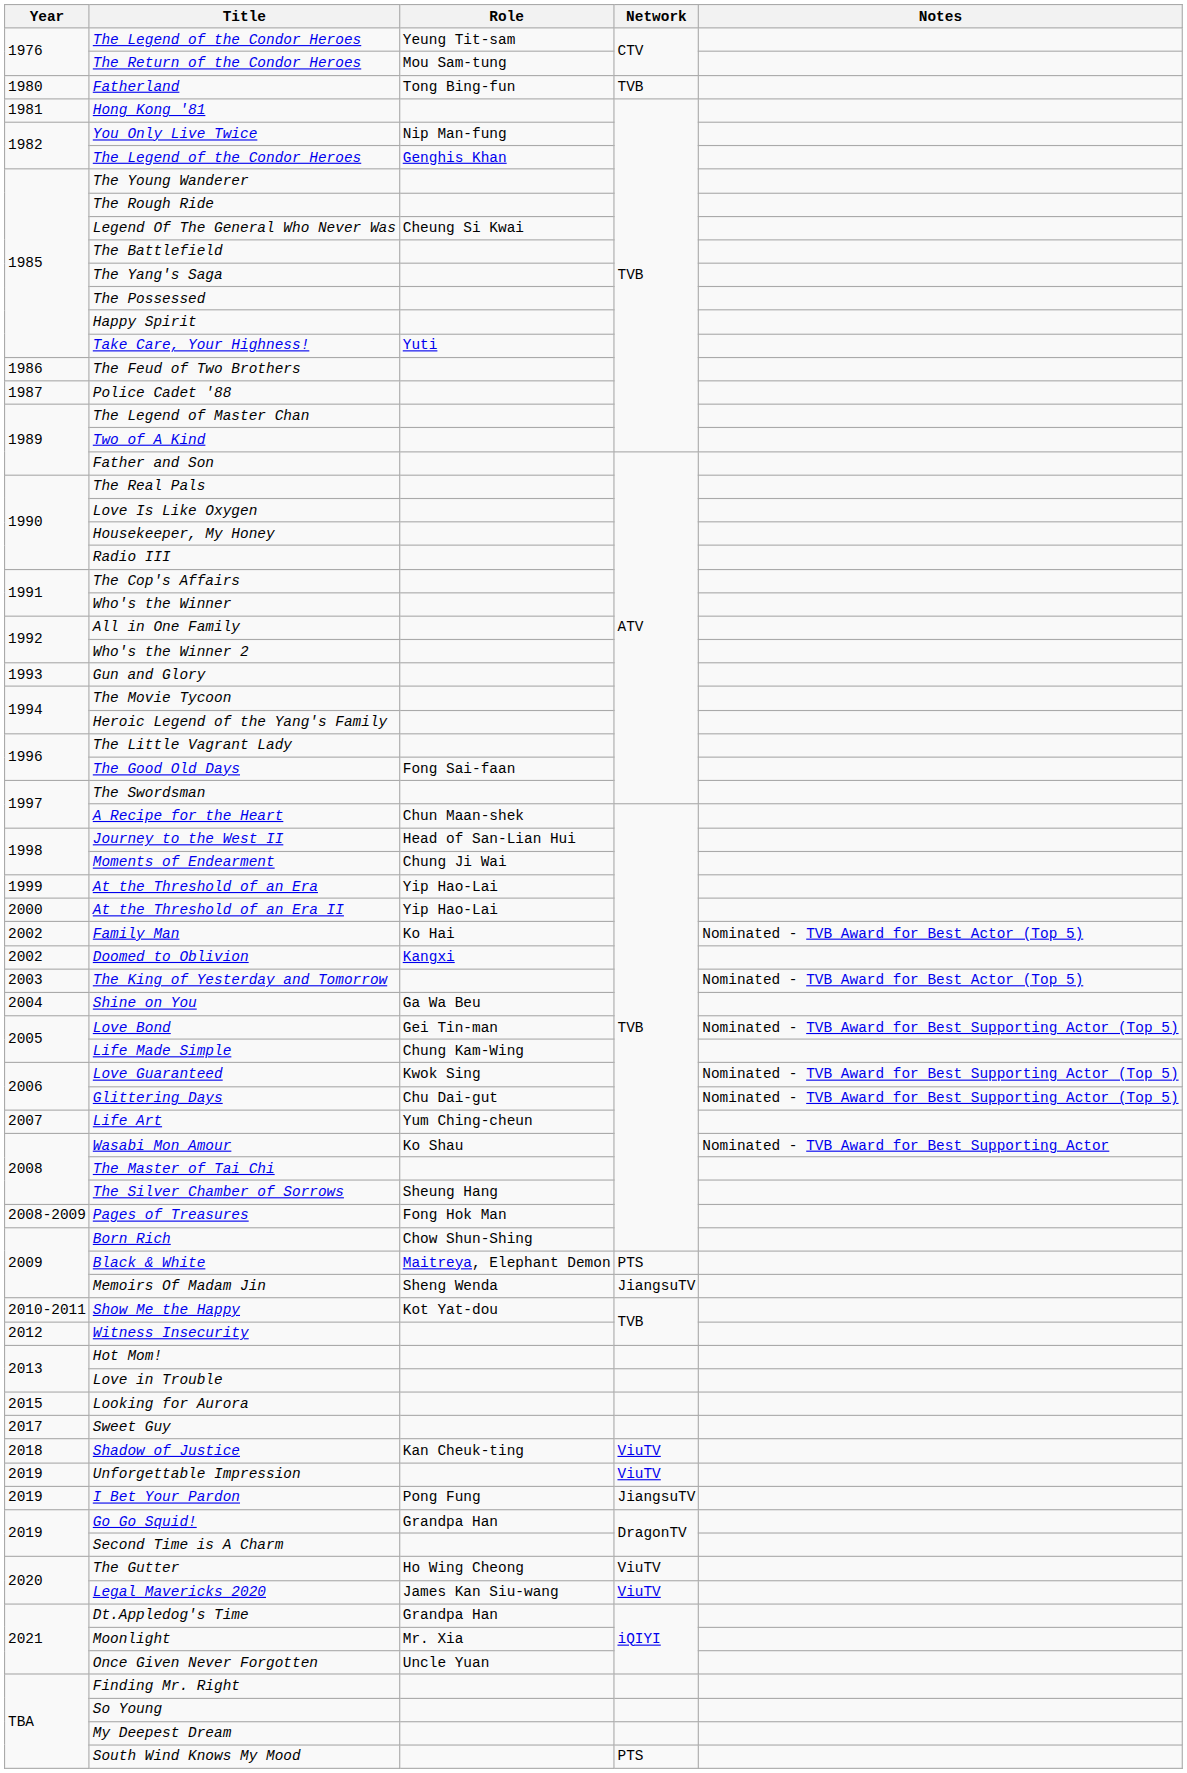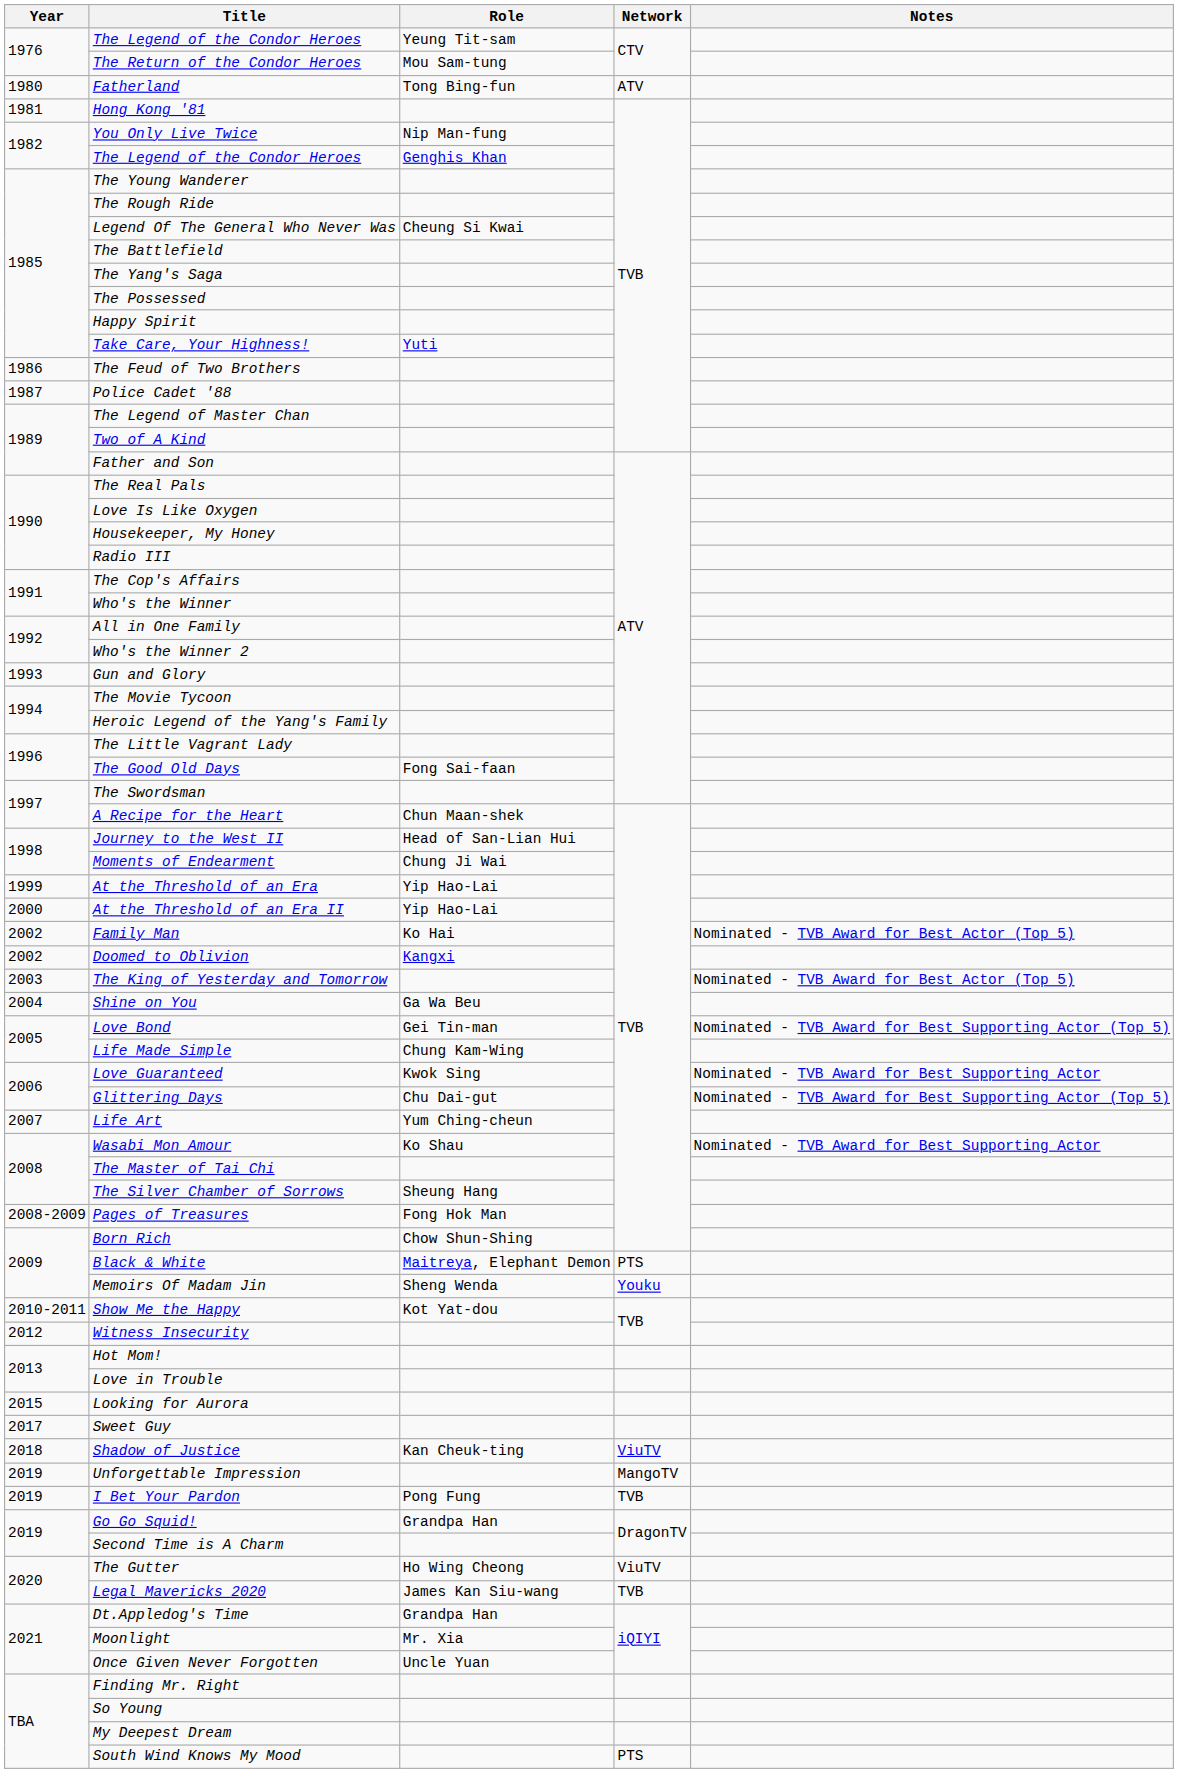(630, 87) TVB -> (630, 87) ATV
(940, 1075) Nominated - TVB Award for Best Supporting Actor (Top 5) -> (897, 1075) Nominated - TVB Award for Best Supporting Actor
(656, 1286) JiangsuTV -> (639, 1286) Youku
(639, 1474) ViuTV -> (648, 1474) MangoTV
(656, 1498) JiangsuTV -> (630, 1498) TVB
(639, 1592) ViuTV -> (630, 1592) TVB
